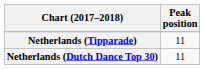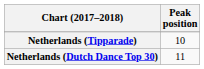(180, 40) 11 -> (180, 40) 10
